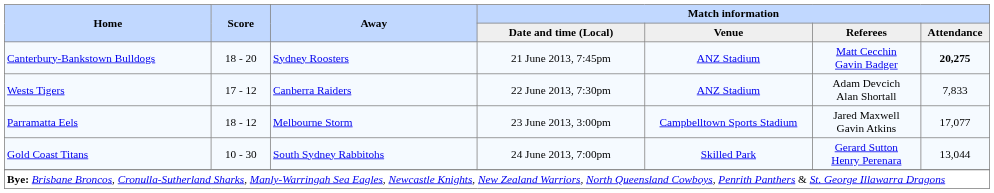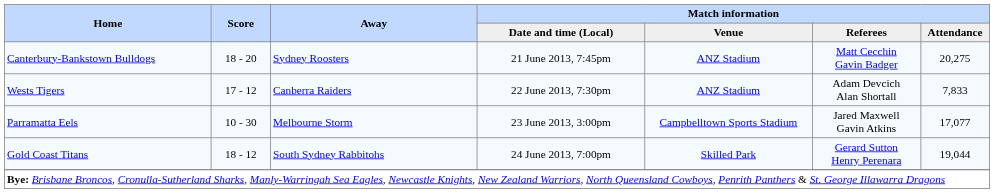(955, 57) bold -> (955, 57) normal
(241, 121) 18 - 12 -> (241, 121) 10 - 30
(241, 153) 10 - 30 -> (241, 153) 18 - 12
(955, 153) 13,044 -> (955, 153) 19,044
